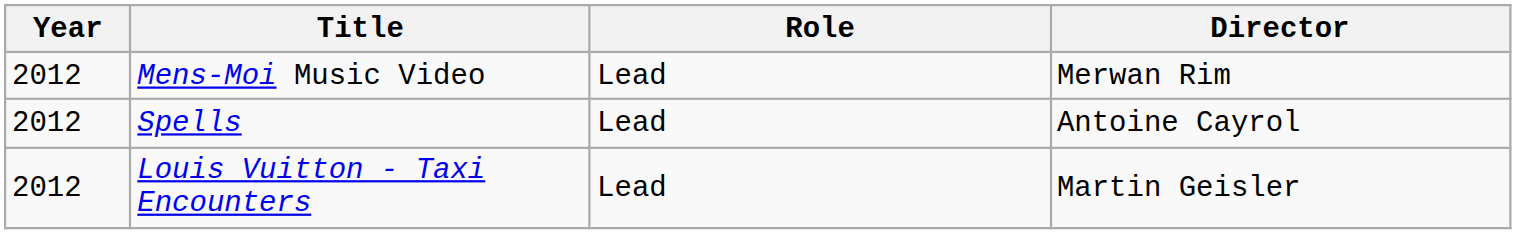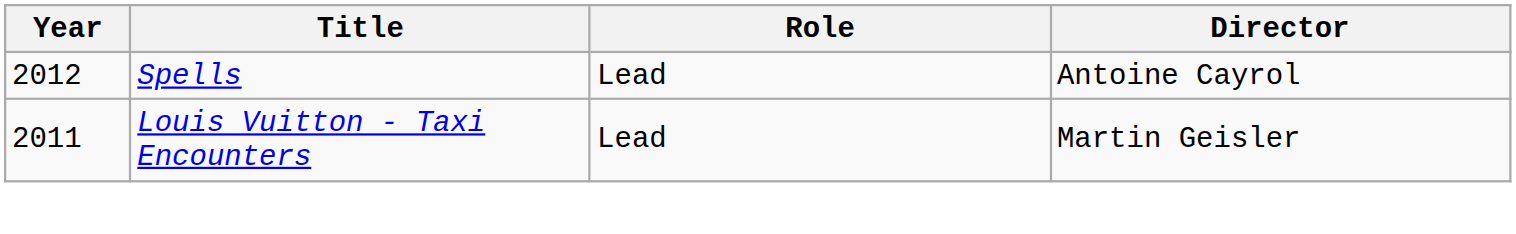- row: (311, 76)
(47, 187) 2012 -> (47, 140) 2011
